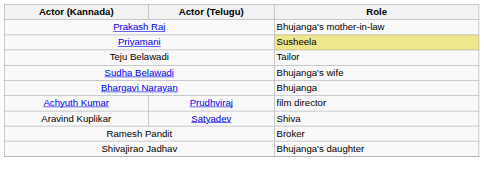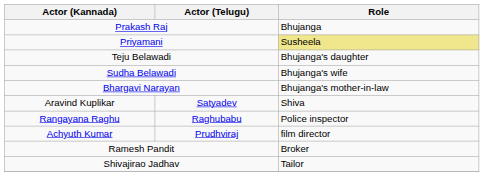(331, 27) Bhujanga's mother-in-law -> (301, 27) Bhujanga
(288, 57) Tailor -> (325, 57) Bhujanga's daughter
(297, 88) Bhujanga -> (335, 88) Bhujanga's mother-in-law
rows swapped: (76, 118) <-> (76, 103)
+ row: (80, 118)
(320, 149) Bhujanga's daughter -> (292, 164) Tailor
